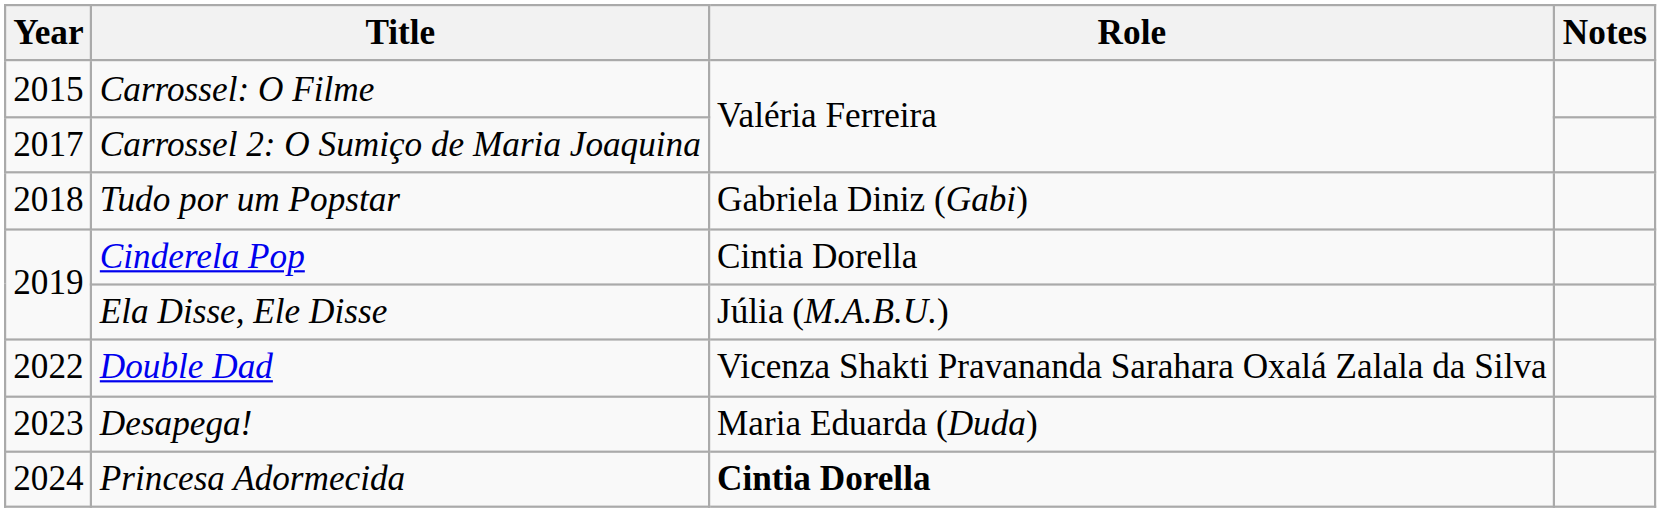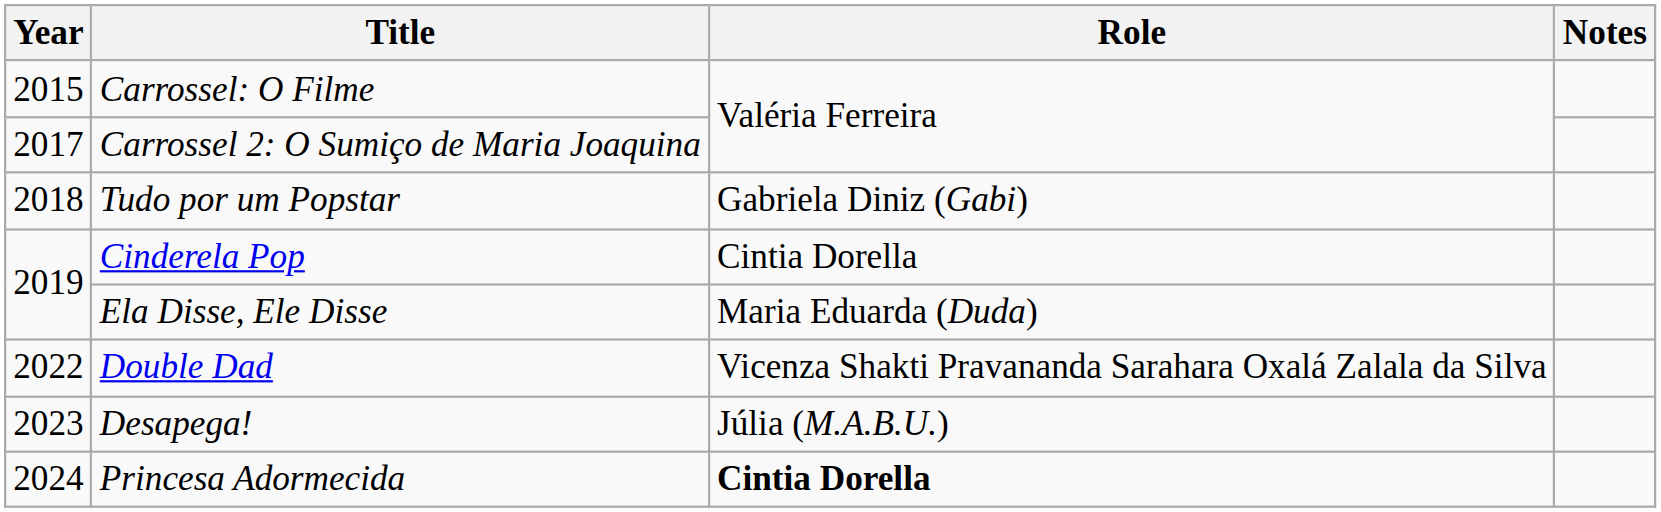(833, 311) Júlia (M.A.B.U.) -> (877, 311) Maria Eduarda (Duda)
(877, 423) Maria Eduarda (Duda) -> (833, 423) Júlia (M.A.B.U.)
